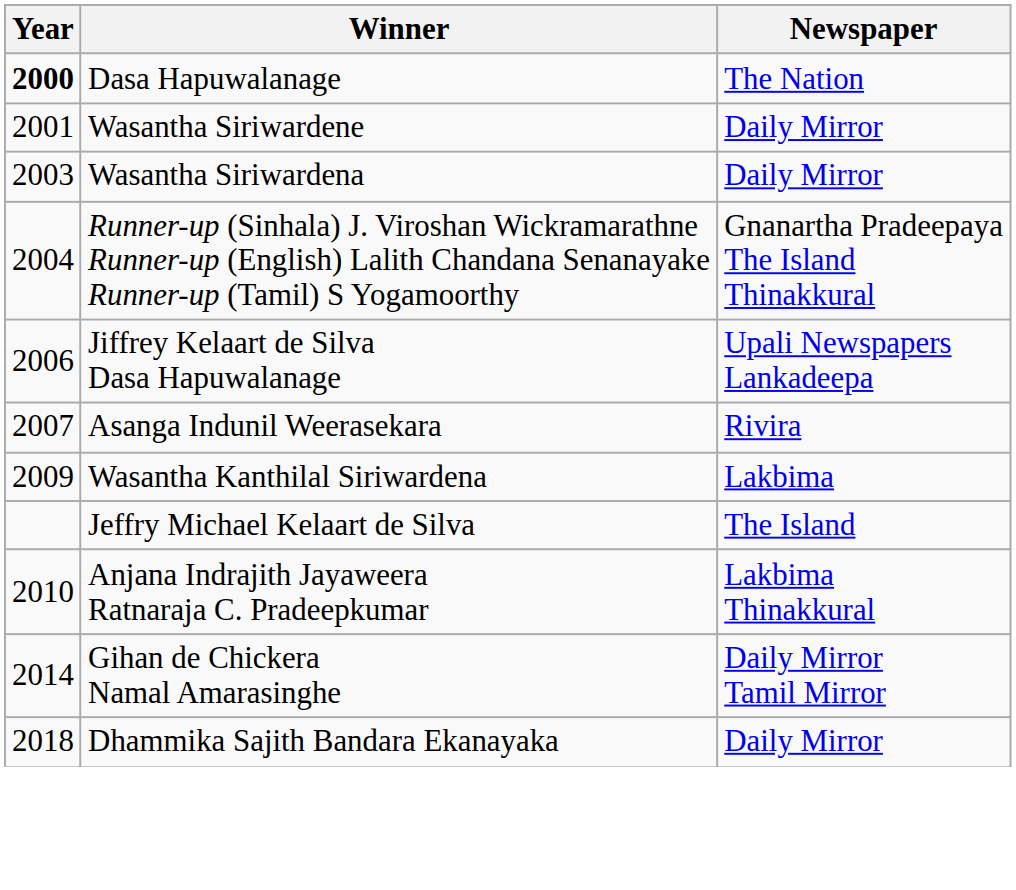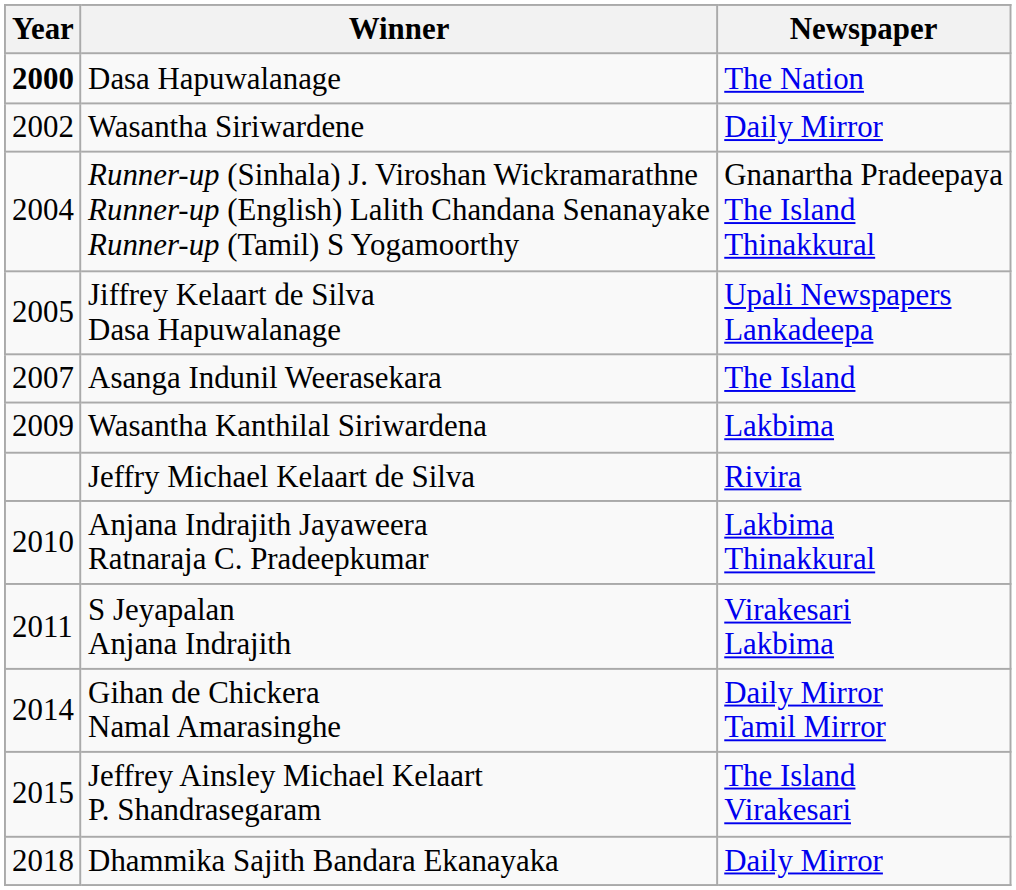(43, 126) 2001 -> (43, 126) 2002
- row: (226, 175)
(43, 360) 2006 -> (43, 311) 2005
(763, 427) Rivira -> (790, 378) The Island
(790, 524) The Island -> (763, 476) Rivira
+ row: (190, 626)
+ row: (285, 793)
